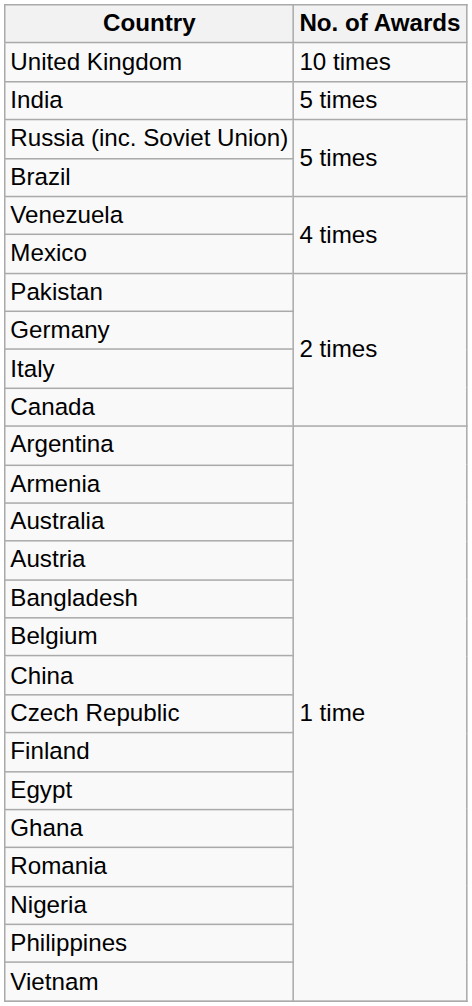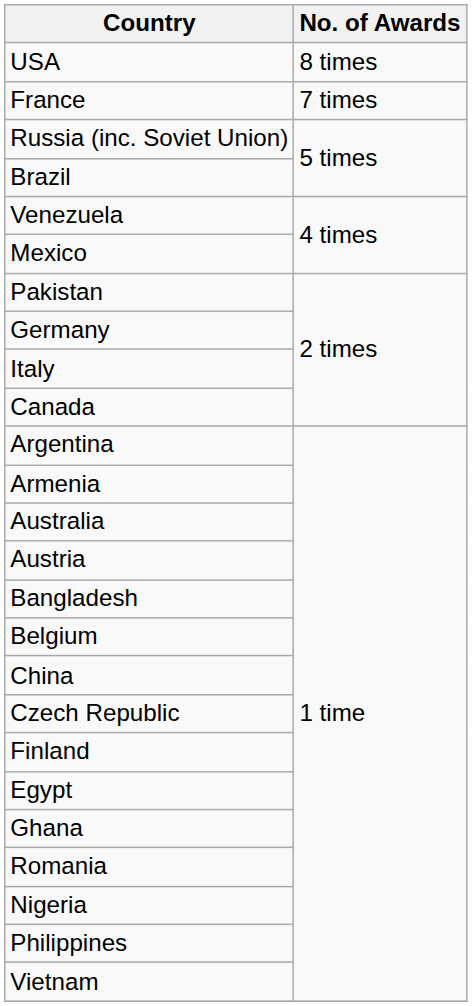- row: (96, 61)
+ row: (35, 61)
+ row: (48, 100)
- row: (37, 100)
